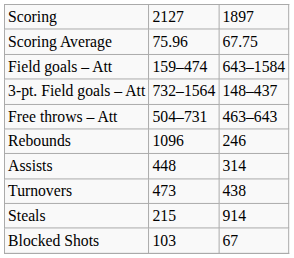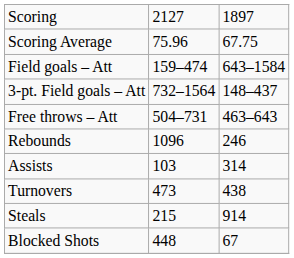(164, 166) 448 -> (164, 166) 103
(164, 240) 103 -> (164, 240) 448
